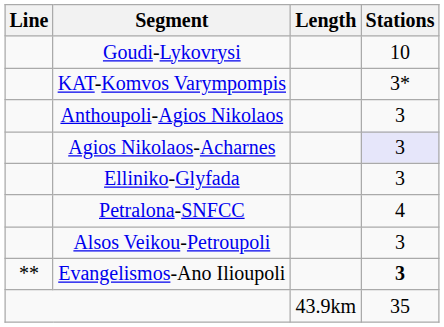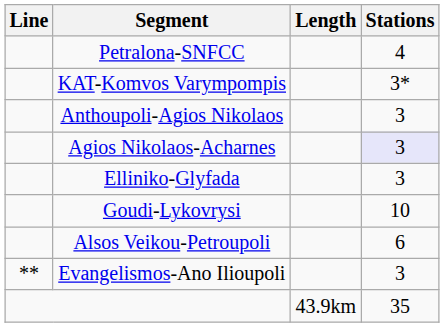rows swapped: (172, 210) <-> (172, 52)
(400, 242) 3 -> (400, 242) 6
(400, 274) bold -> (400, 274) normal
